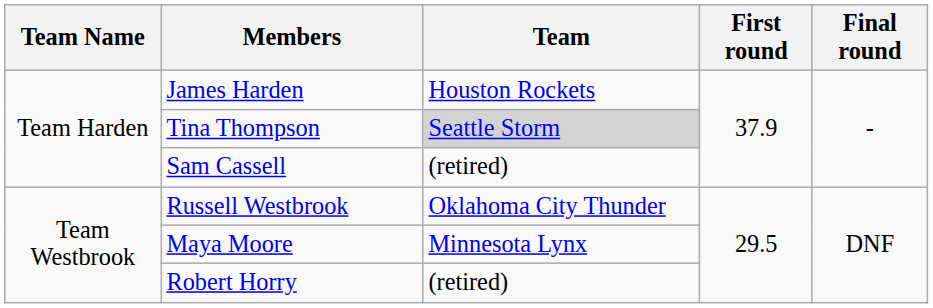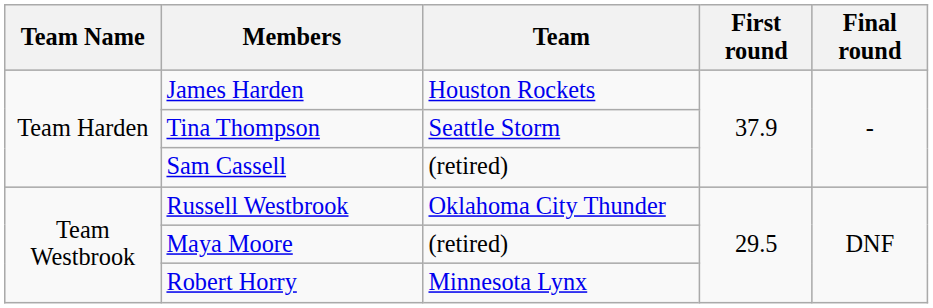(494, 128) lightgrey background -> (494, 128) no background
(508, 243) Minnesota Lynx -> (468, 243) (retired)
(468, 282) (retired) -> (508, 282) Minnesota Lynx
